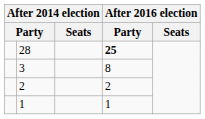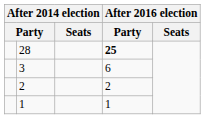(108, 68) 8 -> (108, 68) 6
